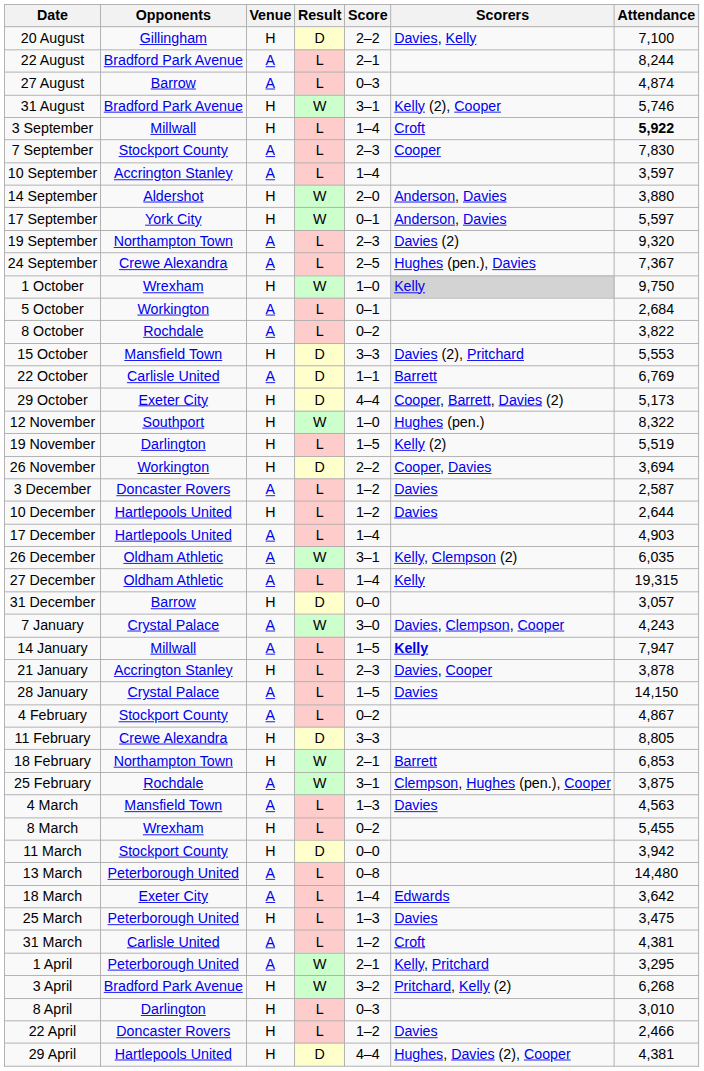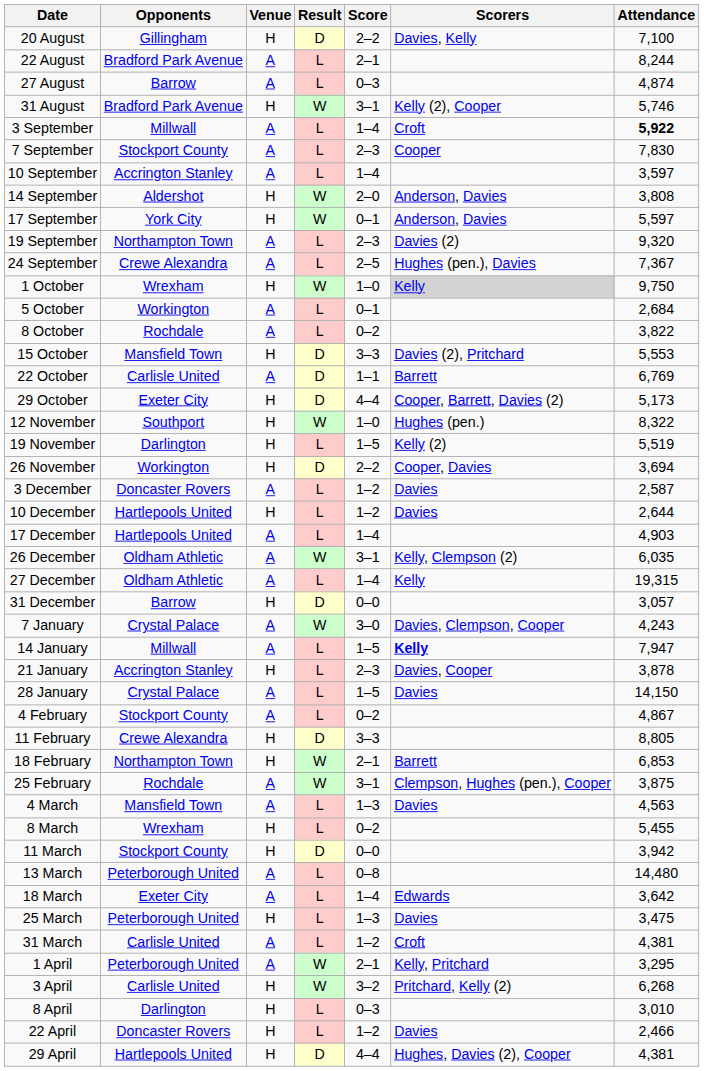(270, 128) H -> (270, 128) A
(656, 196) 3,880 -> (656, 196) 3,808
(173, 986) Bradford Park Avenue -> (173, 986) Carlisle United
